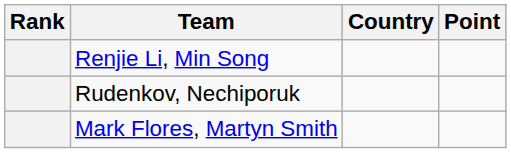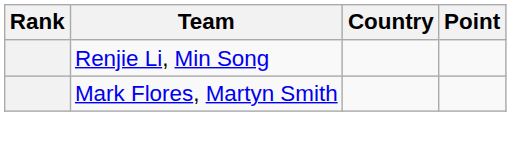- row: (187, 93)
